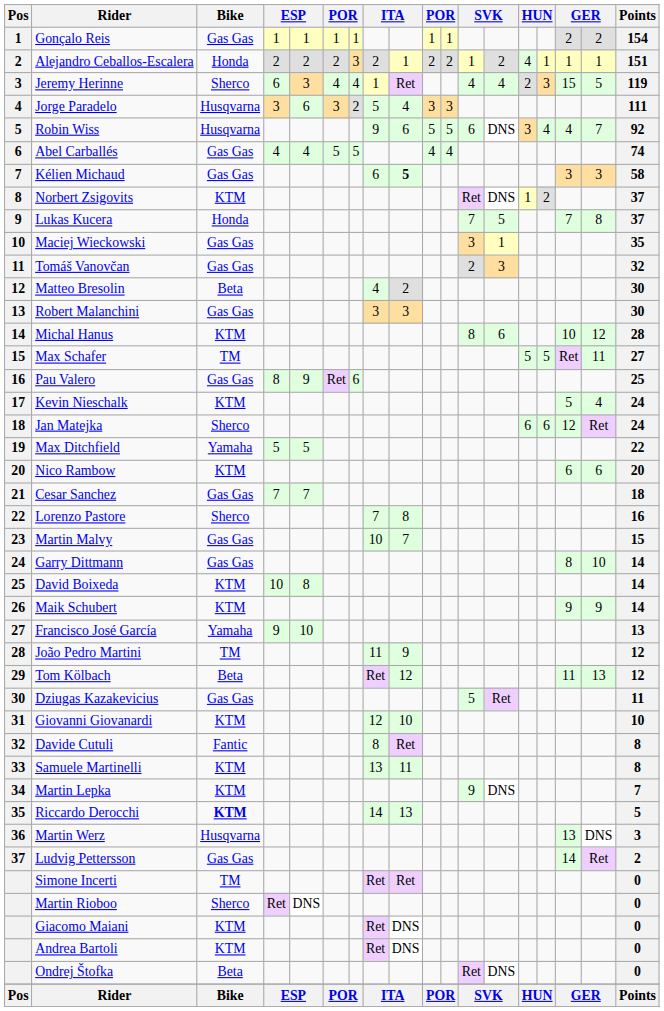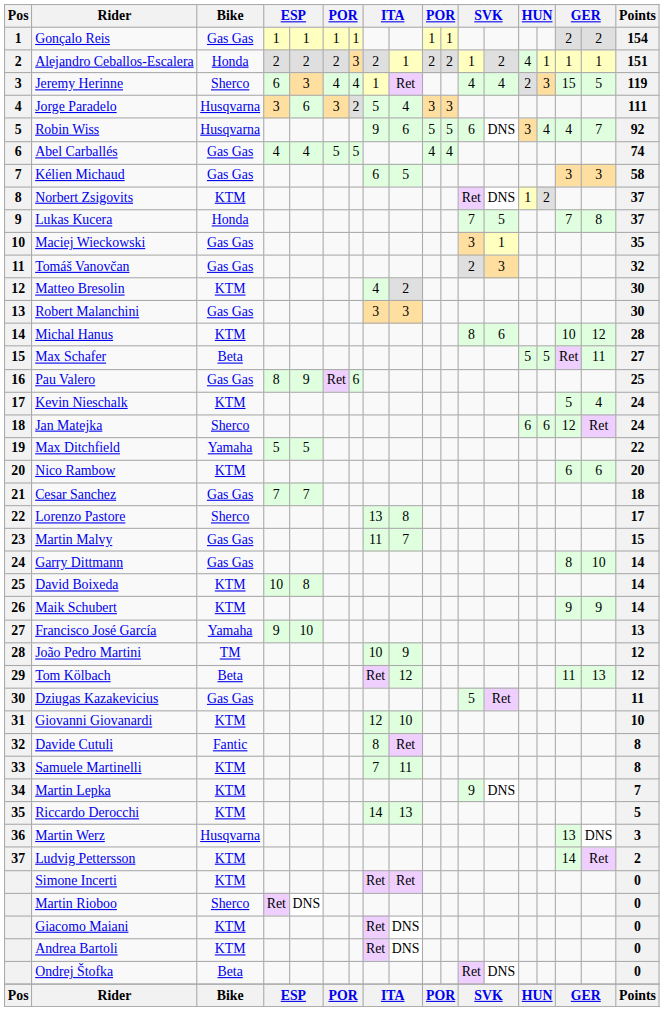(406, 175) bold -> (406, 175) normal
(230, 289) Beta -> (230, 289) KTM
(230, 357) TM -> (230, 357) Beta
(376, 516) 7 -> (376, 516) 13
(638, 516) 16 -> (638, 516) 17
(376, 539) 10 -> (376, 539) 11
(376, 653) 11 -> (376, 653) 10
(376, 767) 13 -> (376, 767) 7
(230, 813) bold -> (230, 813) normal
(230, 858) Gas Gas -> (230, 858) KTM
(230, 881) TM -> (230, 881) KTM
